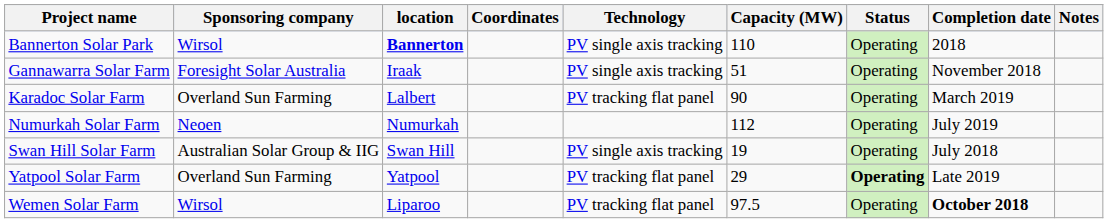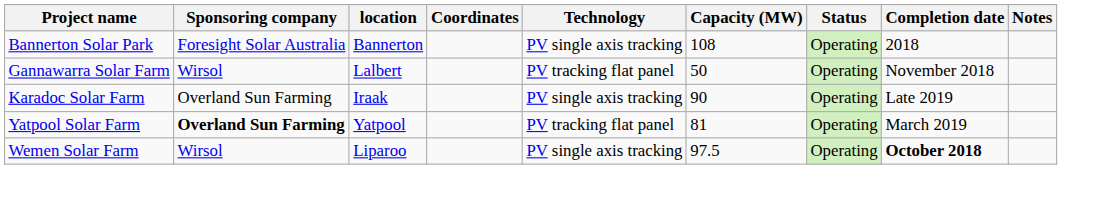(200, 44) Wirsol -> (262, 44) Foresight Solar Australia
(425, 44) bold -> (388, 44) normal
(743, 44) 110 -> (703, 44) 108
(262, 71) Foresight Solar Australia -> (200, 71) Wirsol
(404, 71) Iraak -> (378, 71) Lalbert
(645, 71) PV single axis tracking -> (600, 71) PV tracking flat panel
(739, 71) 51 -> (699, 71) 50
(411, 97) Lalbert -> (371, 97) Iraak
(640, 97) PV tracking flat panel -> (605, 97) PV single axis tracking
(973, 97) March 2019 -> (919, 97) Late 2019
- row: (84, 124)
- row: (82, 151)
(255, 177) normal -> (261, 124) bold
(739, 177) 29 -> (699, 124) 81
(887, 177) bold -> (844, 124) normal
(966, 177) Late 2019 -> (926, 124) March 2019
(640, 204) PV tracking flat panel -> (605, 151) PV single axis tracking
